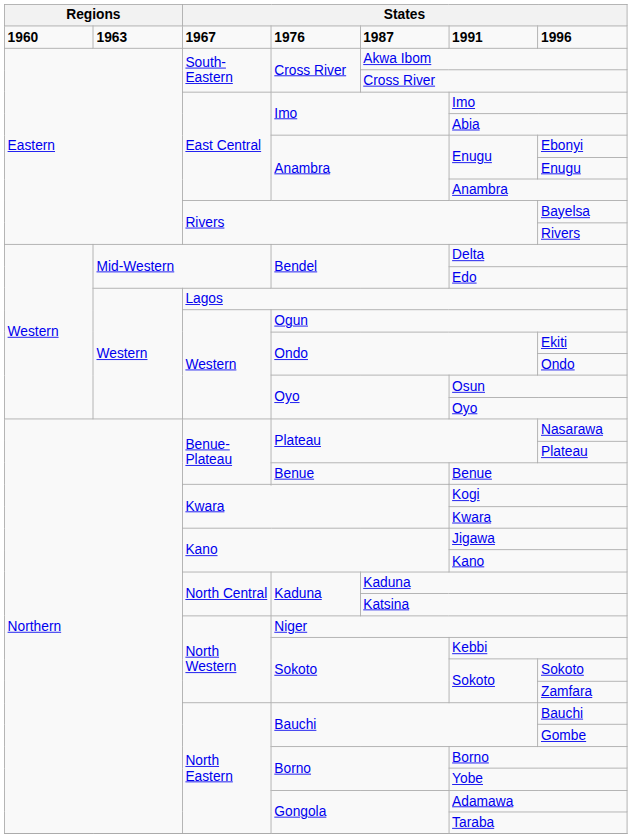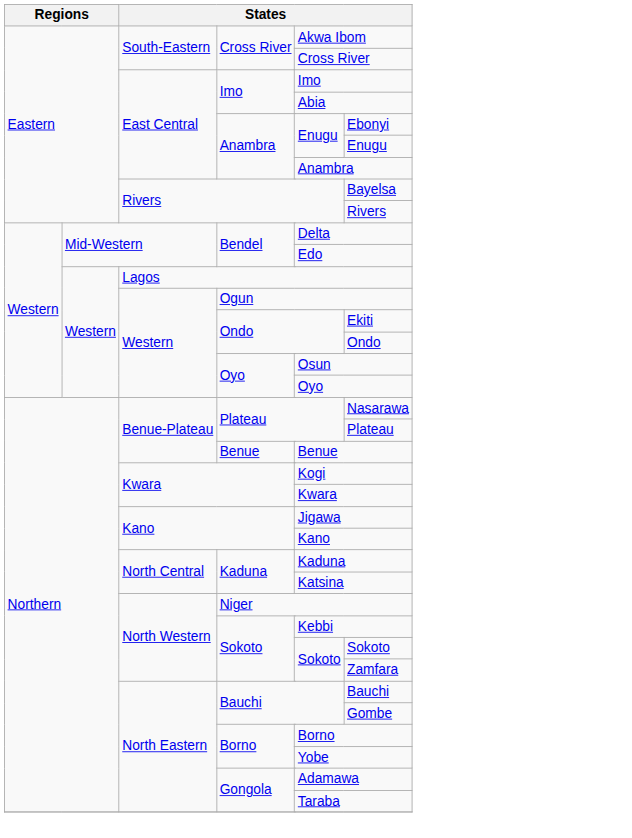- row: (201, 37)
